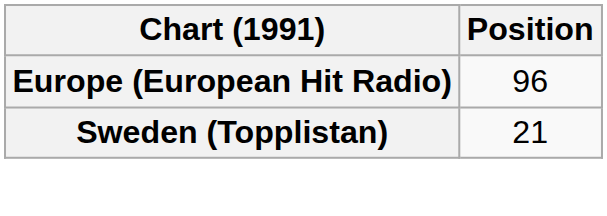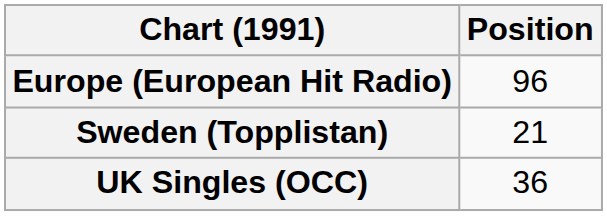+ row: (232, 183)
